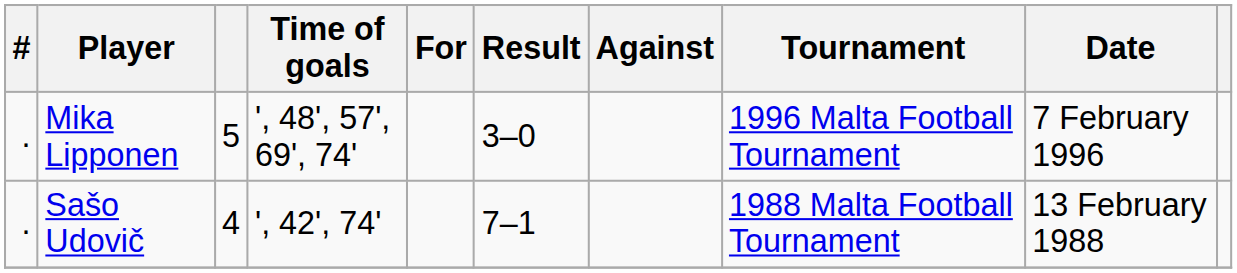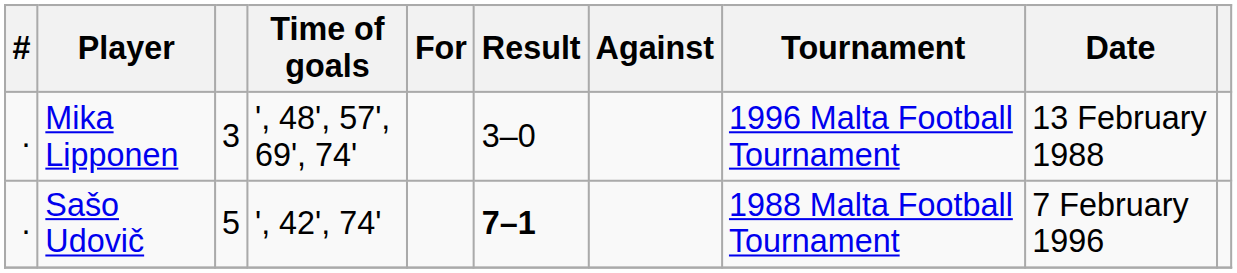(231, 135) 5 -> (231, 135) 3
(1111, 135) 7 February 1996 -> (1119, 135) 13 February 1988
(231, 223) 4 -> (231, 223) 5
(509, 223) normal -> (509, 223) bold
(1119, 223) 13 February 1988 -> (1111, 223) 7 February 1996
